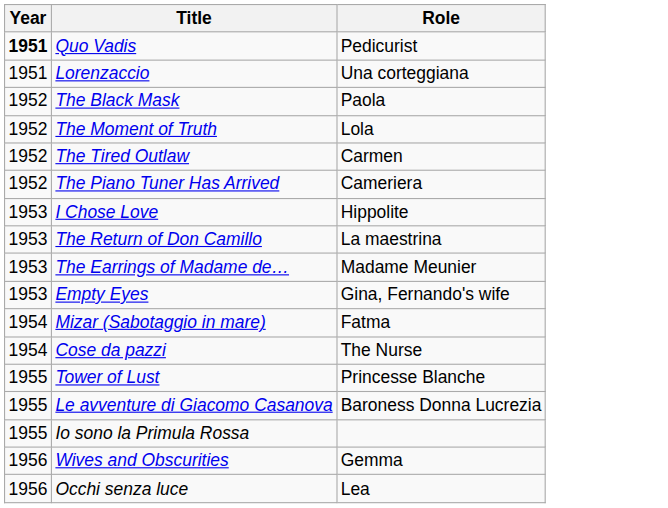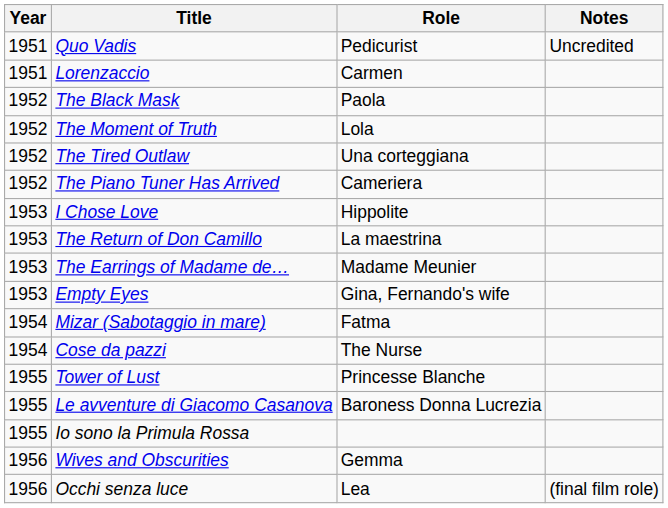+ column: (604, 18)
(28, 45) bold -> (28, 45) normal
(405, 73) Una corteggiana -> (372, 73) Carmen
(372, 156) Carmen -> (405, 156) Una corteggiana
